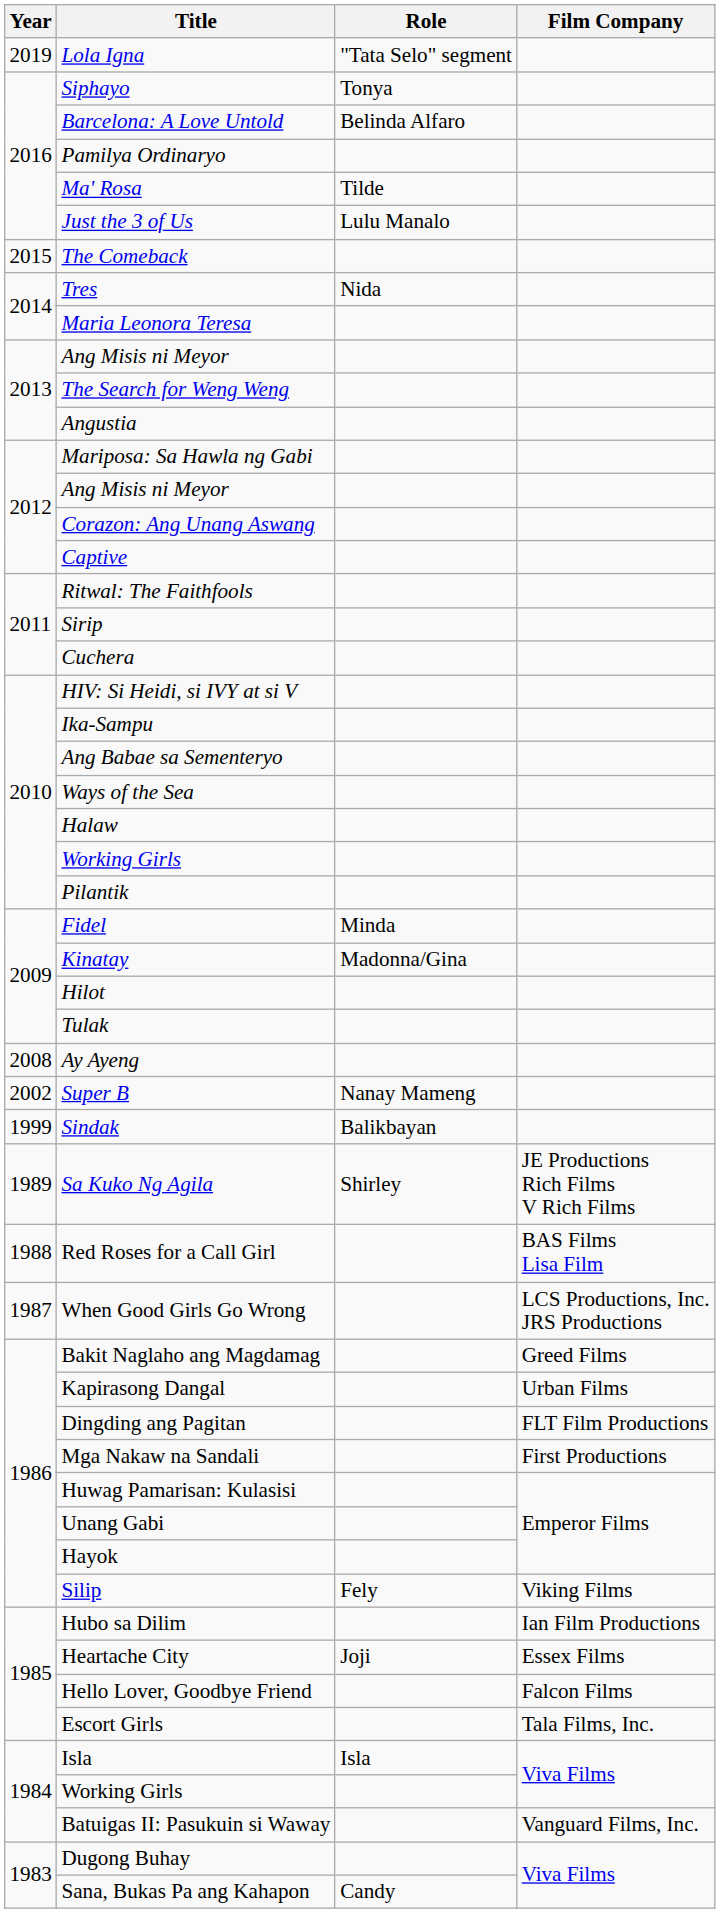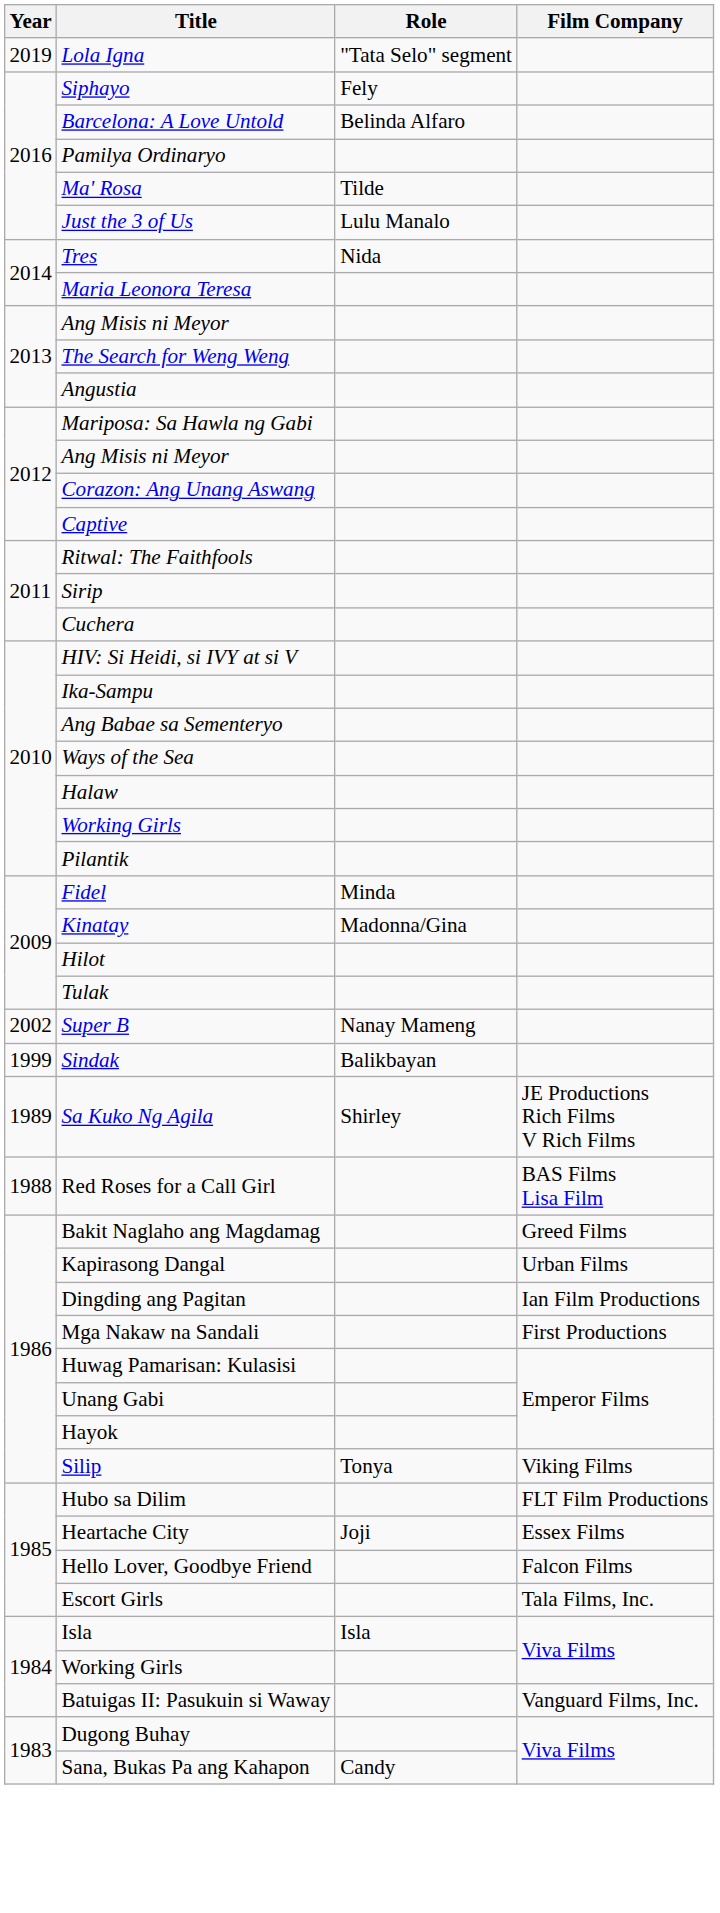(366, 88) Tonya -> (359, 88) Fely
- row: (31, 255)
- row: (31, 1059)
- row: (31, 1310)
(615, 1422) FLT Film Productions -> (611, 1298) Ian Film Productions
(359, 1590) Fely -> (366, 1465) Tonya
(611, 1623) Ian Film Productions -> (615, 1499) FLT Film Productions
